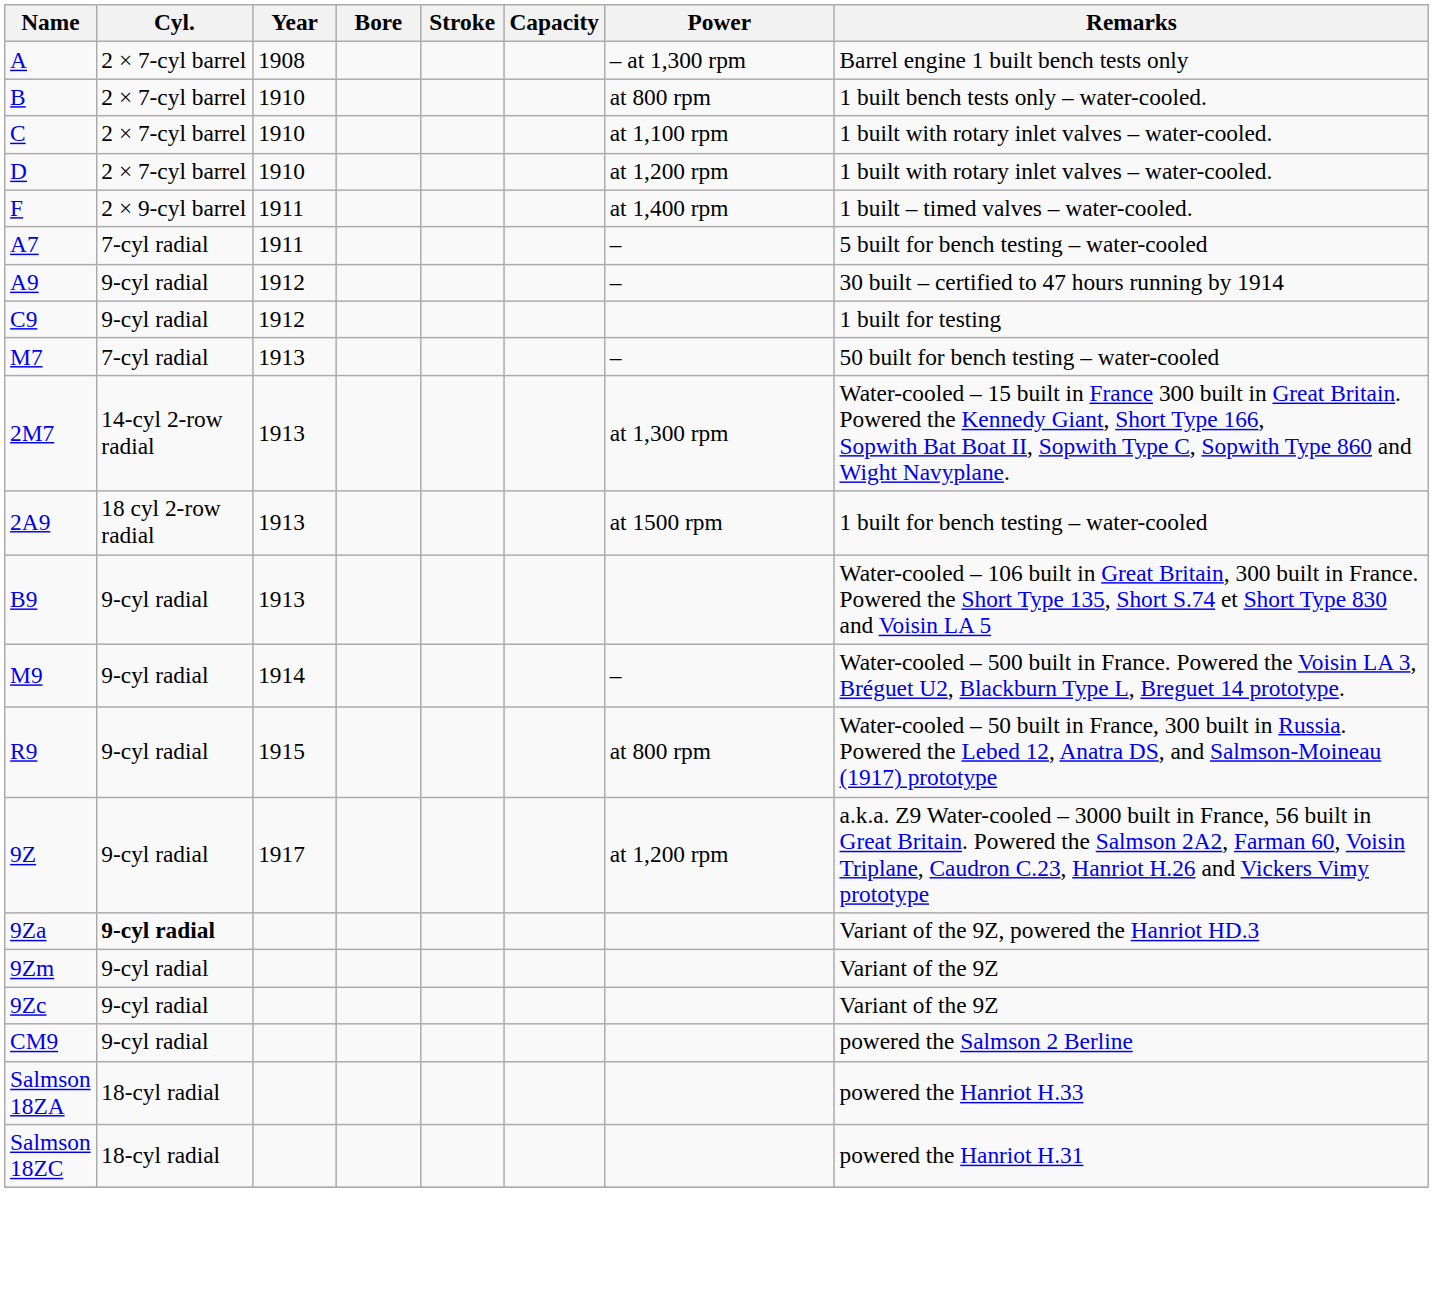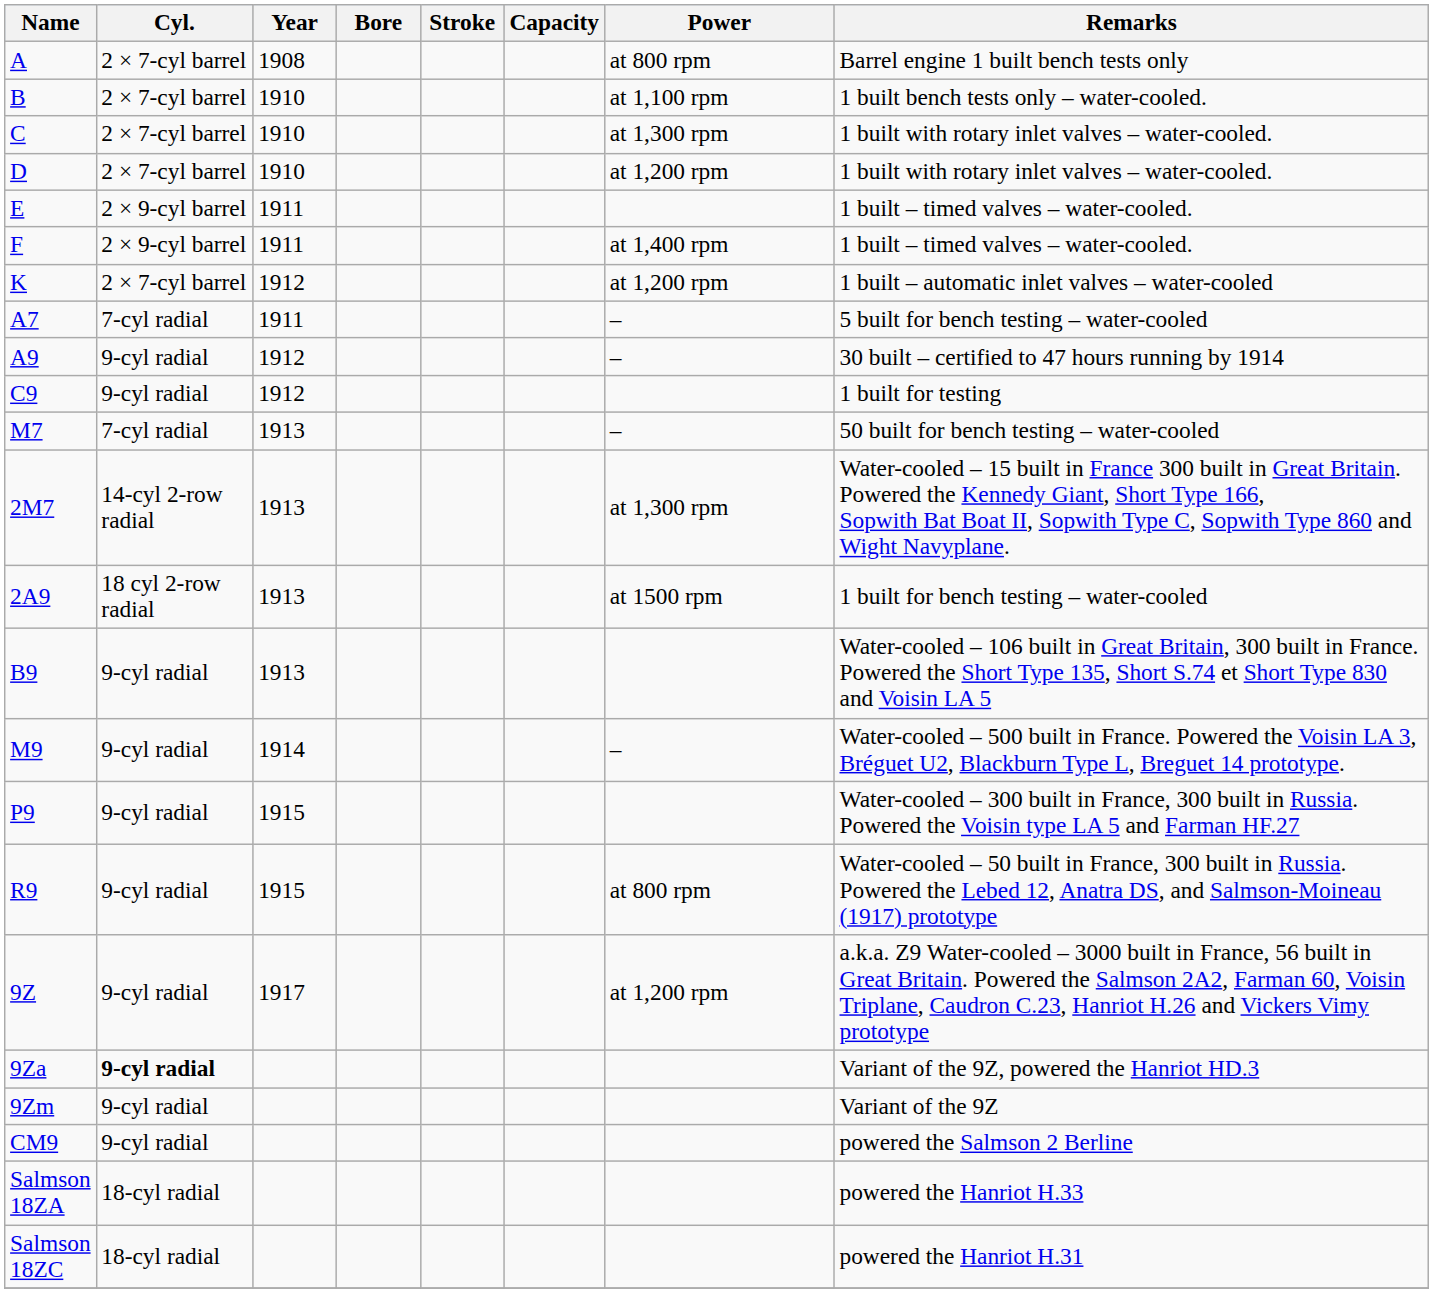(678, 60) – at 1,300 rpm -> (660, 60) at 800 rpm
(660, 97) at 800 rpm -> (669, 97) at 1,100 rpm
(669, 134) at 1,100 rpm -> (669, 134) at 1,300 rpm
+ row: (17, 208)
+ row: (19, 282)
+ row: (22, 812)
- row: (28, 1005)
